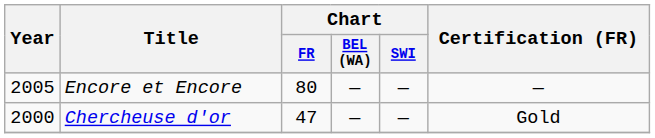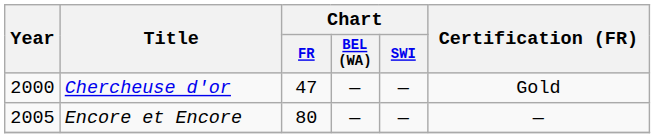rows swapped: (148, 118) <-> (153, 88)
